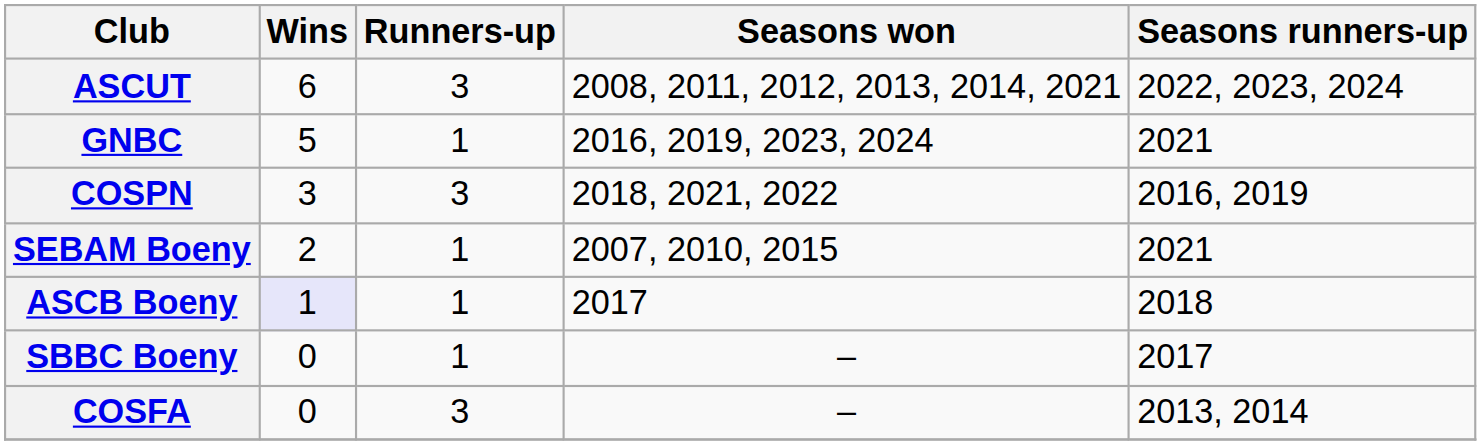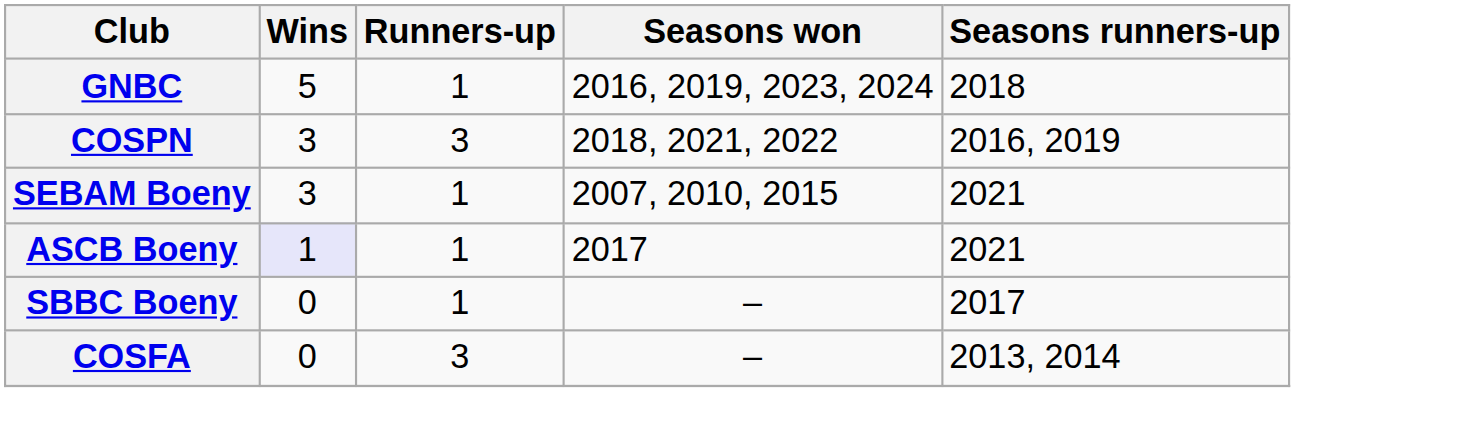- row: (132, 85)
(1175, 140) 2021 -> (987, 85) 2018
(307, 248) 2 -> (307, 194) 3
(1175, 303) 2018 -> (987, 248) 2021
